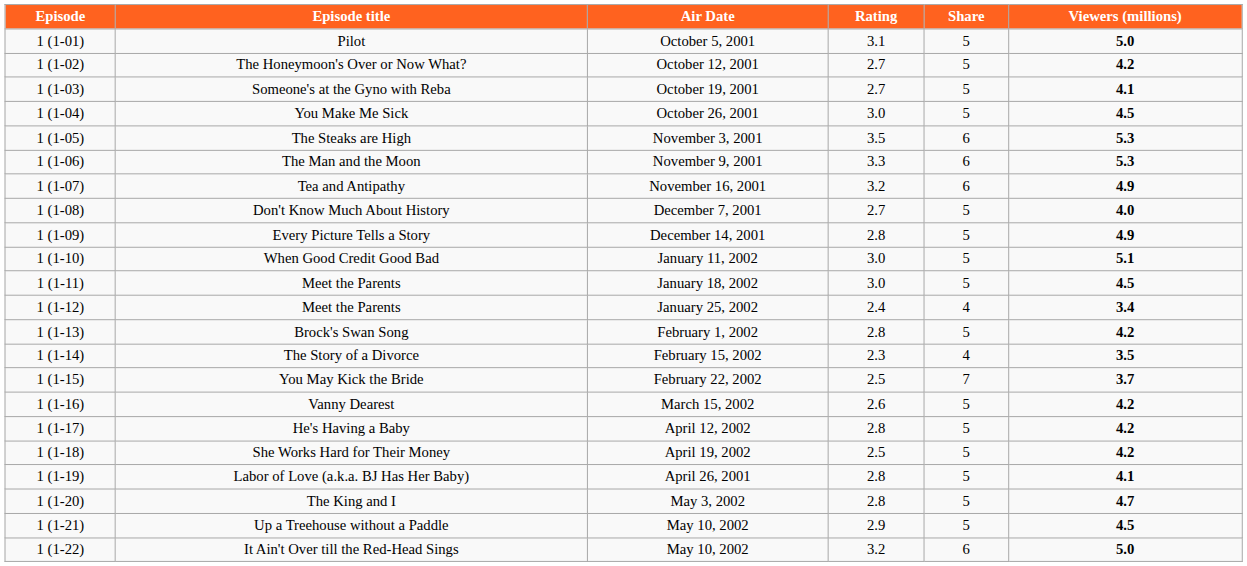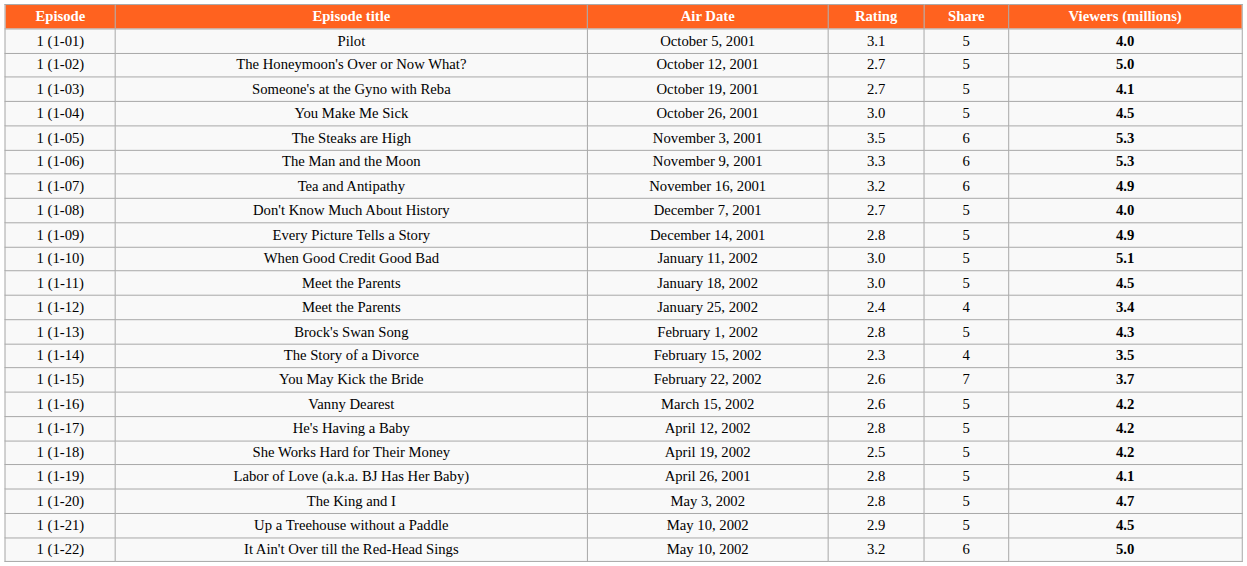(1125, 41) 5.0 -> (1125, 41) 4.0
(1125, 65) 4.2 -> (1125, 65) 5.0
(1125, 331) 4.2 -> (1125, 331) 4.3
(876, 380) 2.5 -> (876, 380) 2.6
